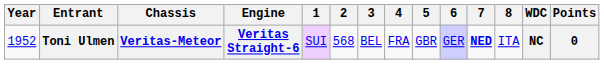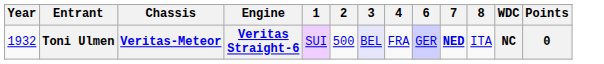- column: (426, 14)
(22, 42) 1952 -> (22, 42) 1932
(344, 42) 568 -> (344, 42) 500
(371, 42) no background -> (371, 42) lavender background
